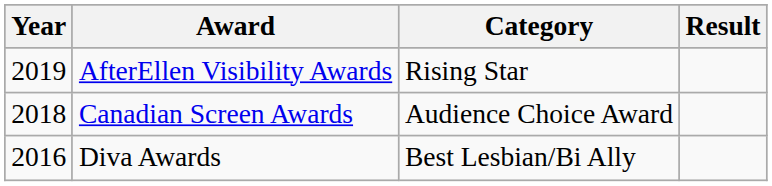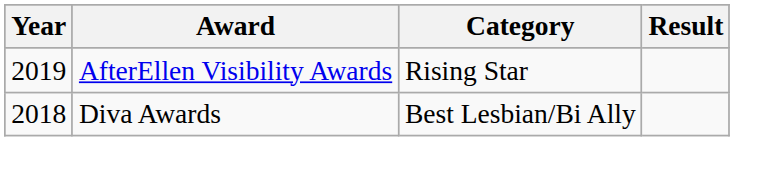- row: (216, 113)
(39, 157) 2016 -> (39, 113) 2018
